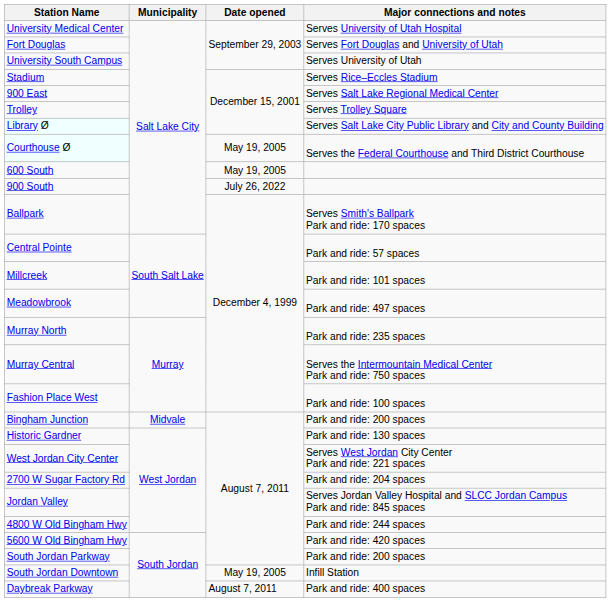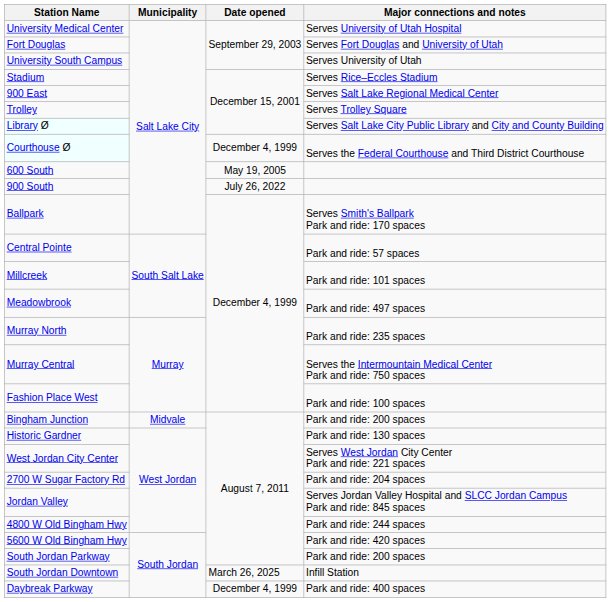(255, 148) May 19, 2005 -> (255, 148) December 4, 1999
(255, 573) May 19, 2005 -> (244, 573) March 26, 2025
(243, 589) August 7, 2011 -> (255, 589) December 4, 1999
